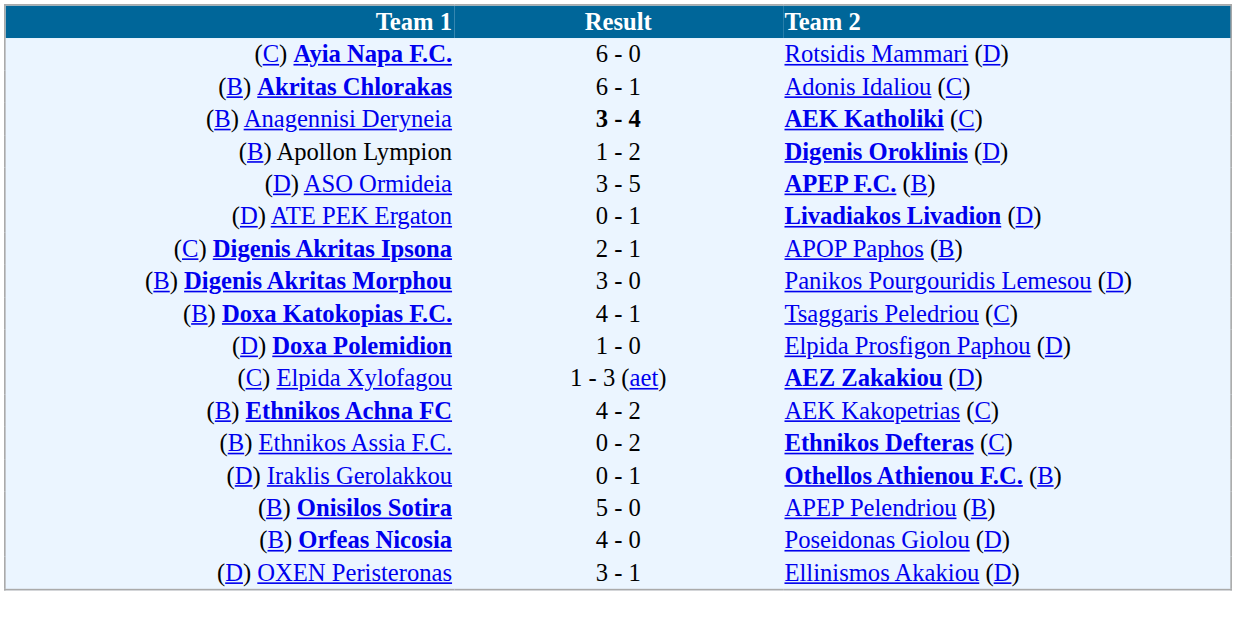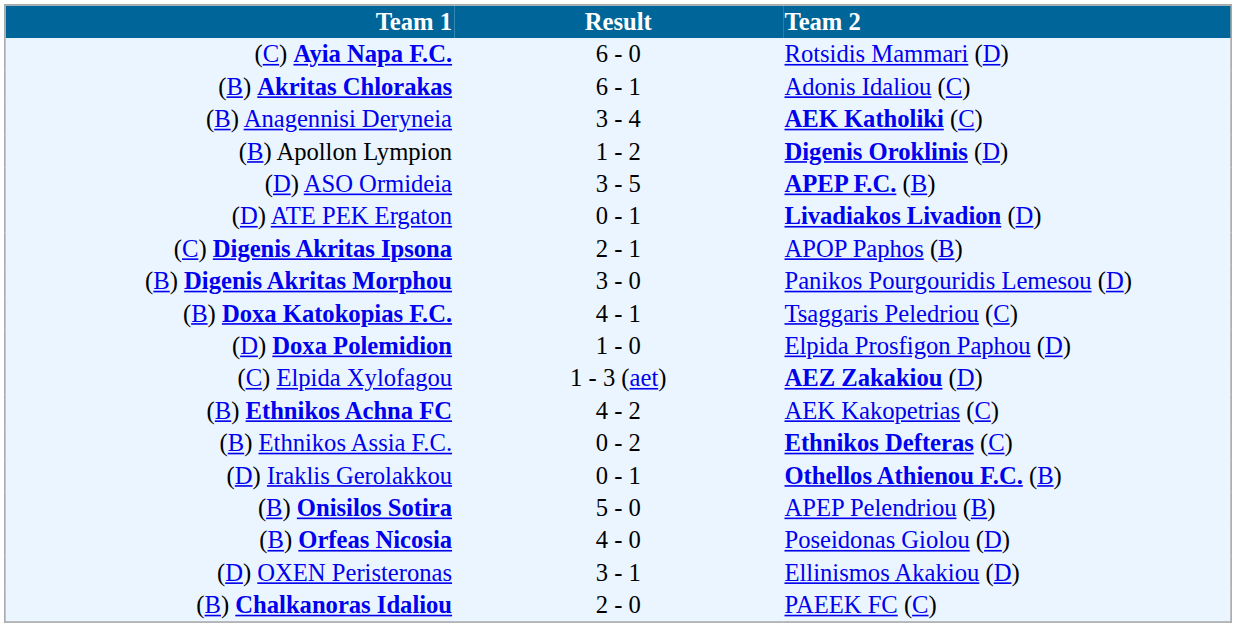(618, 118) bold -> (618, 118) normal
+ row: (324, 604)
